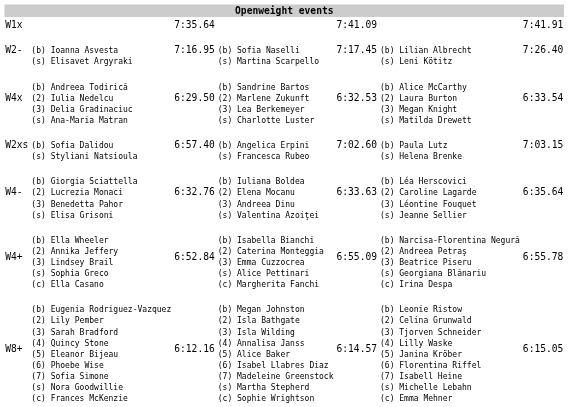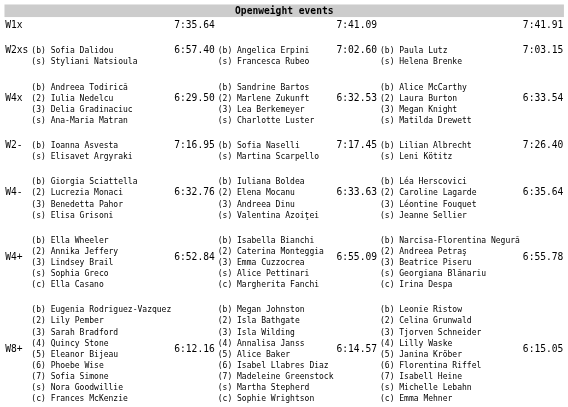rows swapped: (84, 151) <-> (82, 56)
